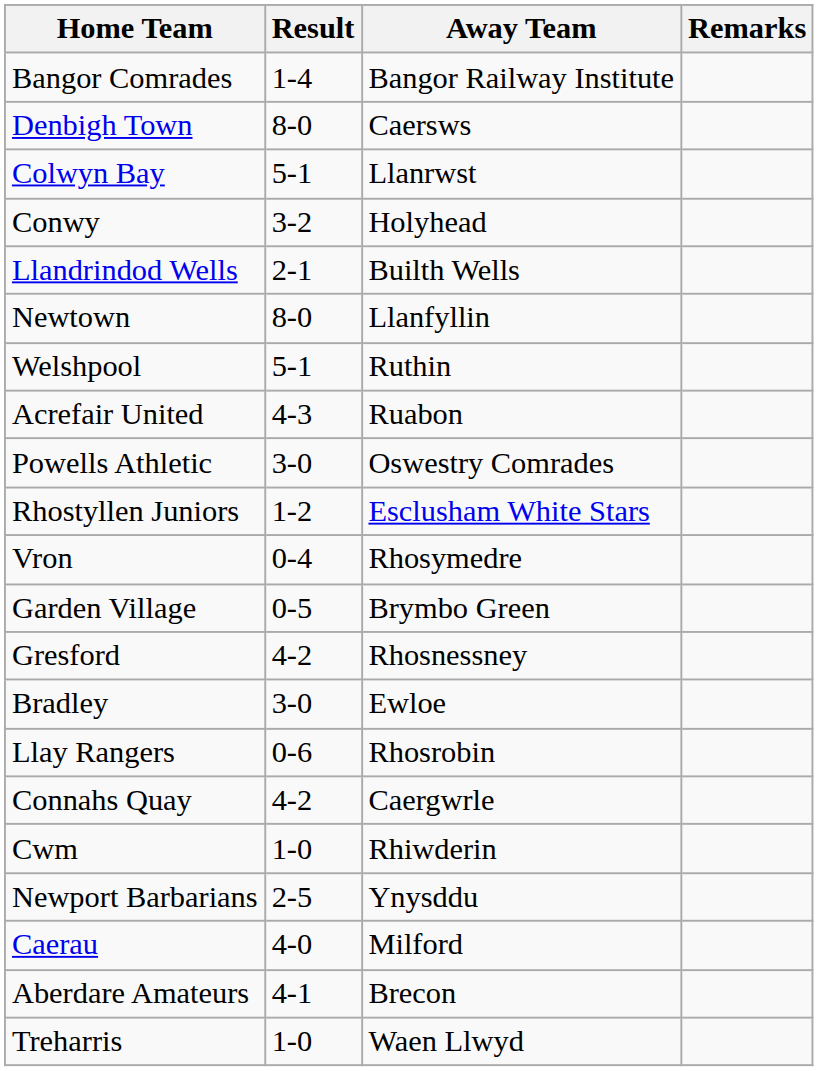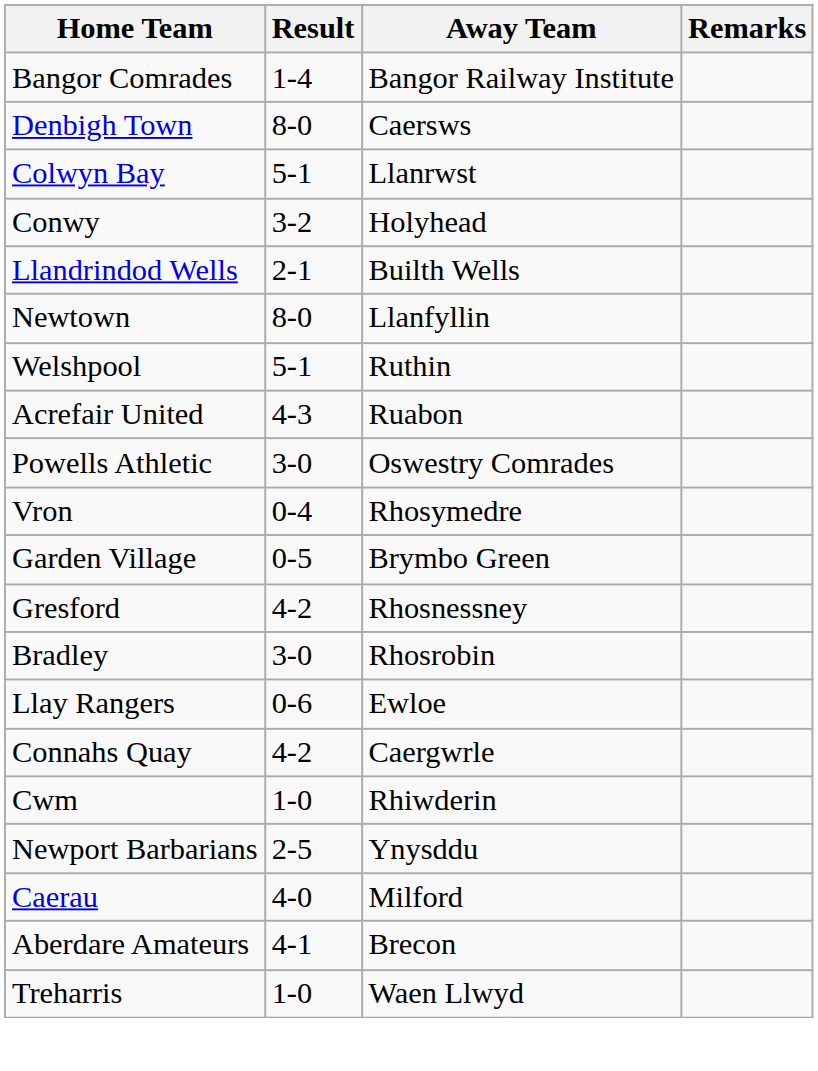- row: (126, 510)
(407, 703) Ewloe -> (432, 655) Rhosrobin
(432, 751) Rhosrobin -> (407, 703) Ewloe
